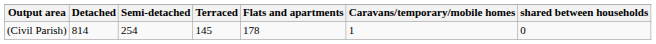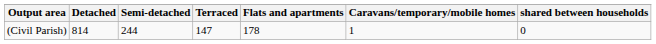(129, 30) 254 -> (129, 30) 244
(204, 30) 145 -> (204, 30) 147
